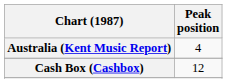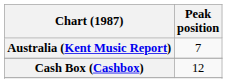(198, 48) 4 -> (198, 48) 7
